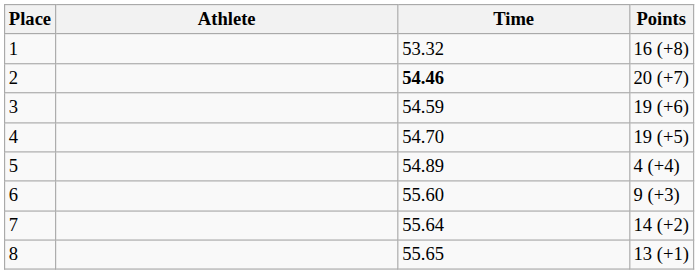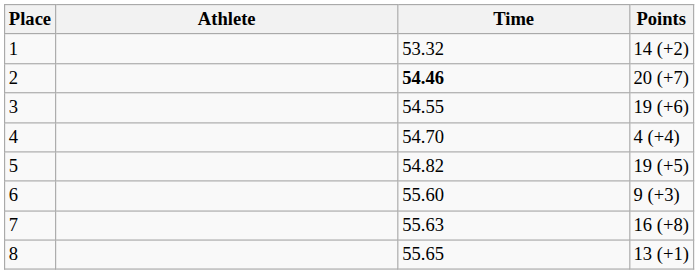(661, 48) 16 (+8) -> (661, 48) 14 (+2)
(423, 107) 54.59 -> (423, 107) 54.55
(661, 136) 19 (+5) -> (657, 136) 4 (+4)
(423, 166) 54.89 -> (423, 166) 54.82
(657, 166) 4 (+4) -> (661, 166) 19 (+5)
(423, 225) 55.64 -> (423, 225) 55.63
(661, 225) 14 (+2) -> (661, 225) 16 (+8)
